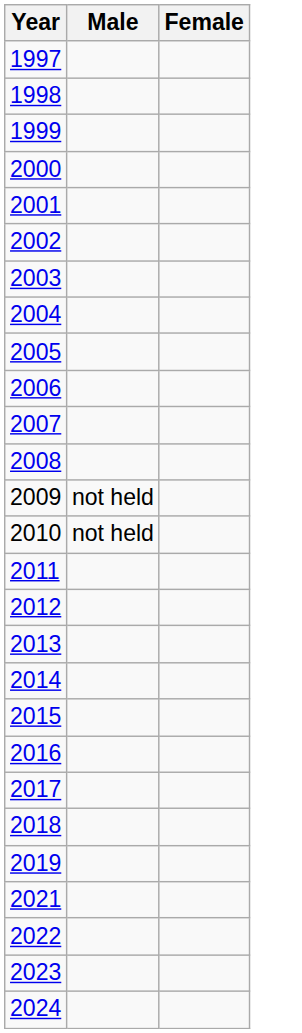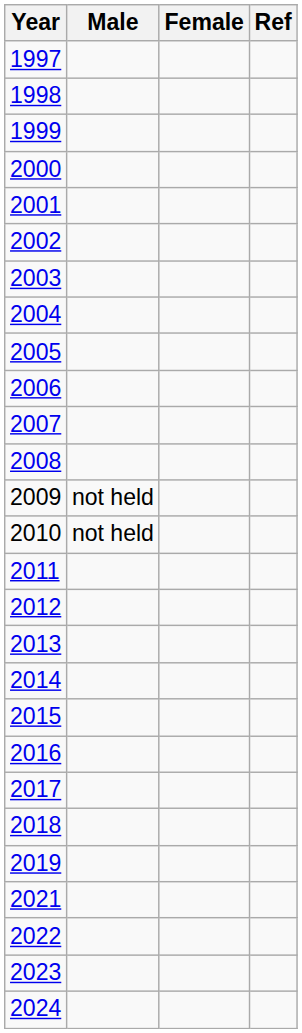+ column: (273, 22)
